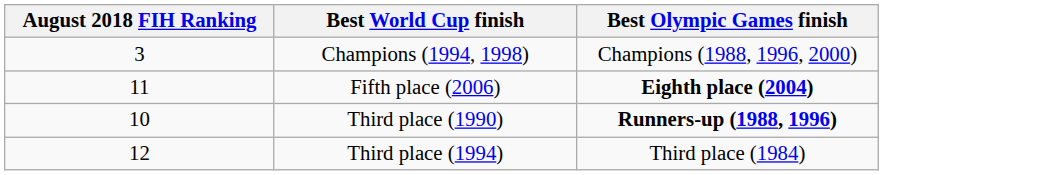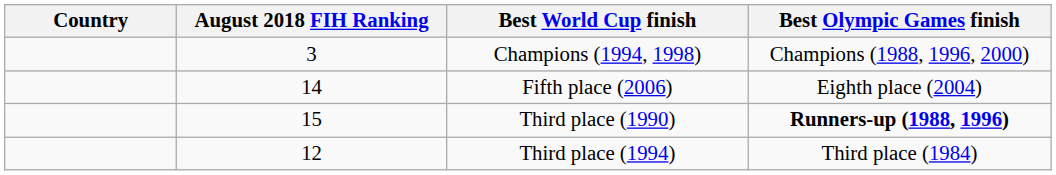+ column: (91, 20)
(139, 86) 11 -> (312, 86) 14
(727, 86) bold -> (899, 86) normal
(139, 119) 10 -> (312, 119) 15
